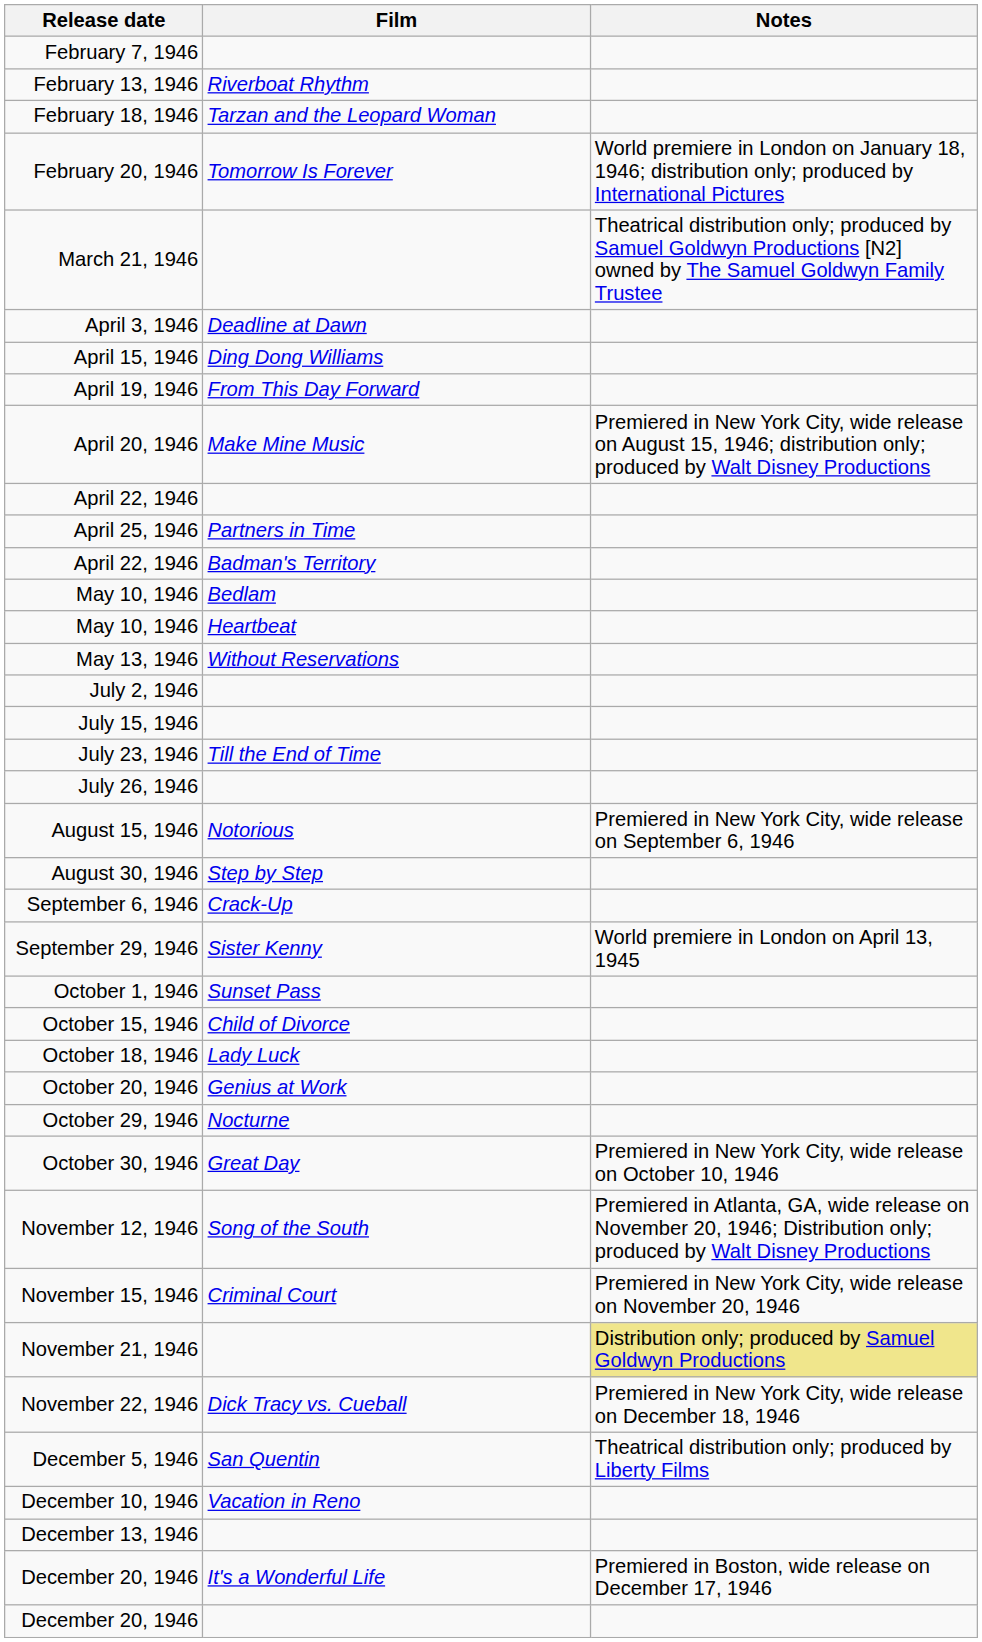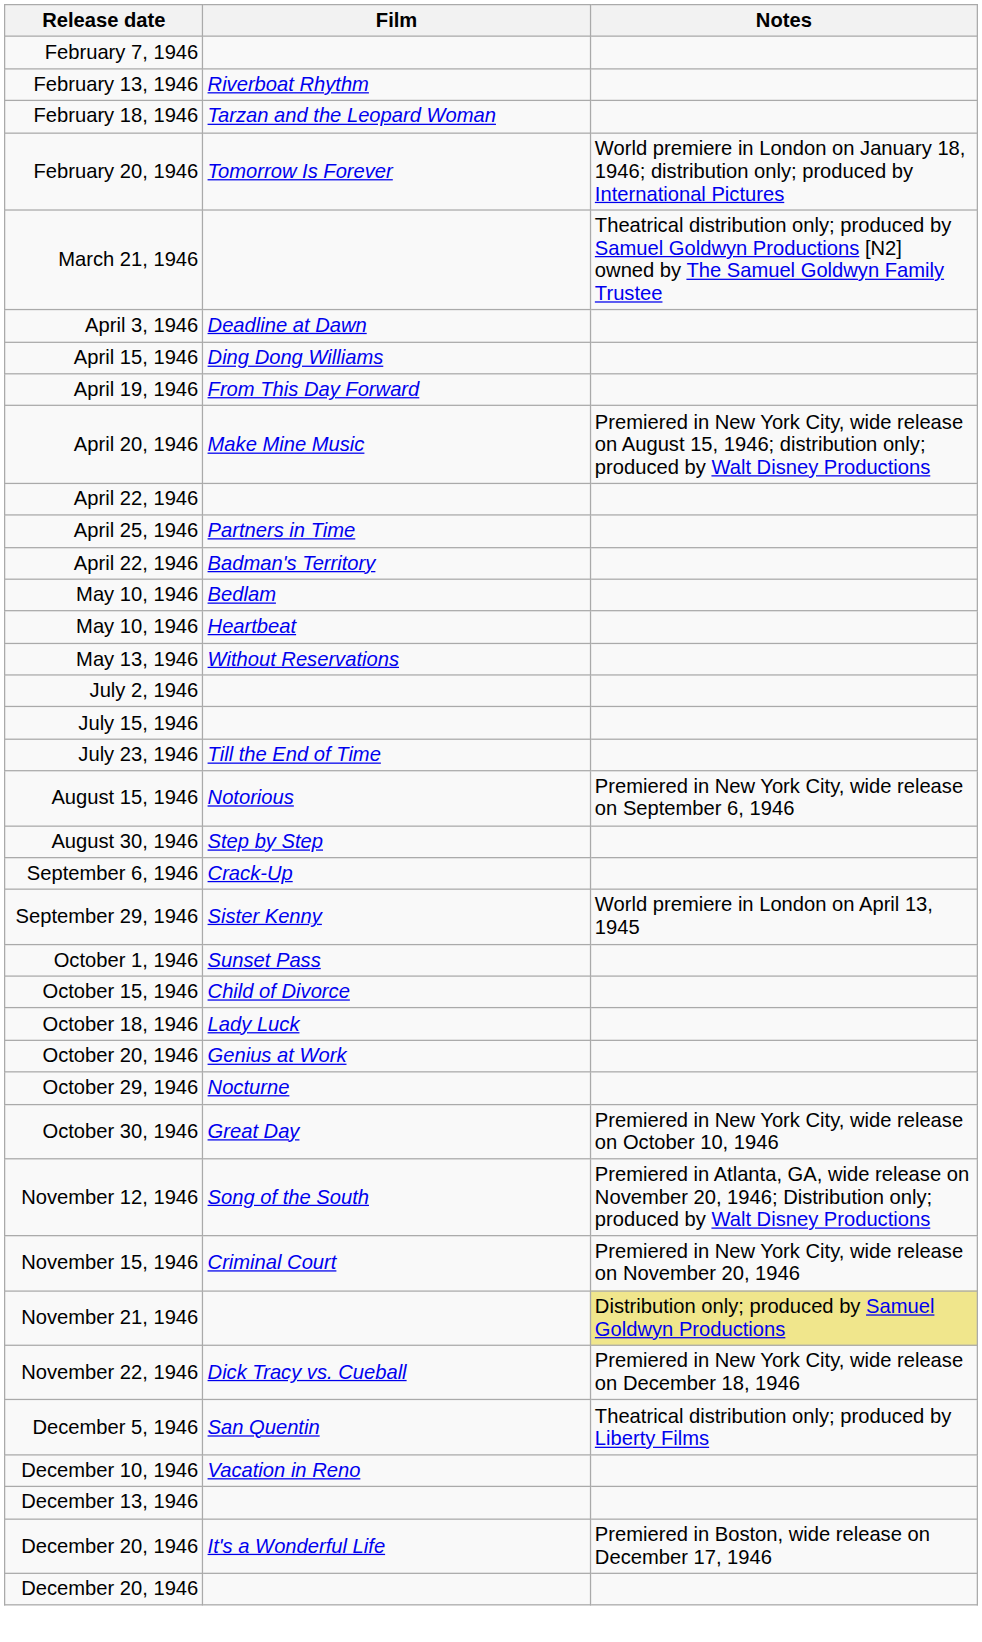- row: (138, 786)
